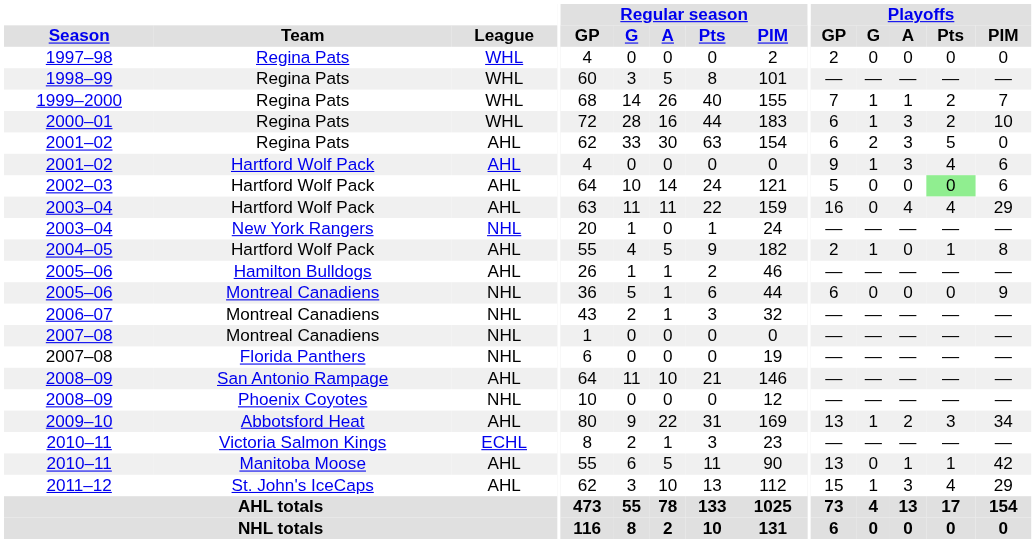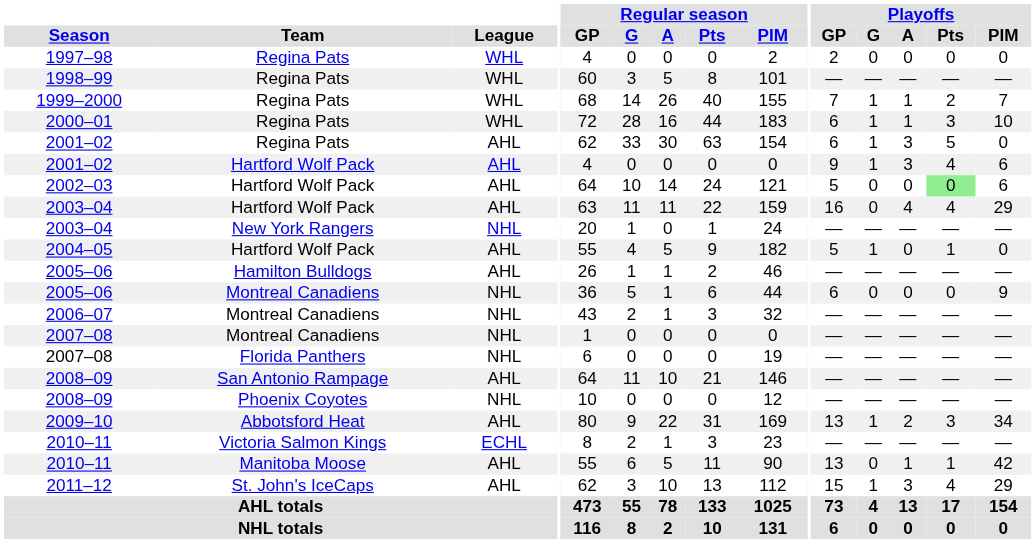(908, 121) 3 -> (908, 121) 1
(951, 121) 2 -> (951, 121) 3
(873, 143) 2 -> (873, 143) 1
(834, 250) 2 -> (834, 250) 5
(1003, 250) 8 -> (1003, 250) 0
